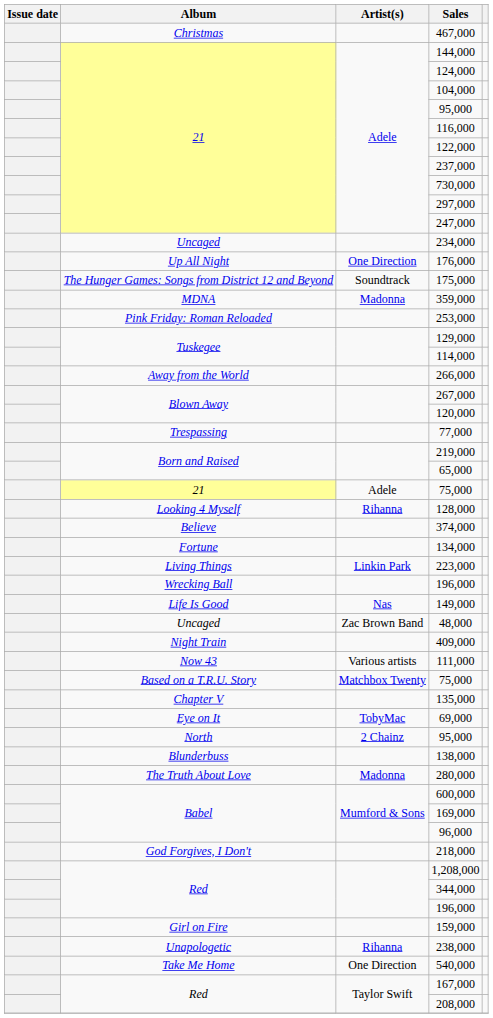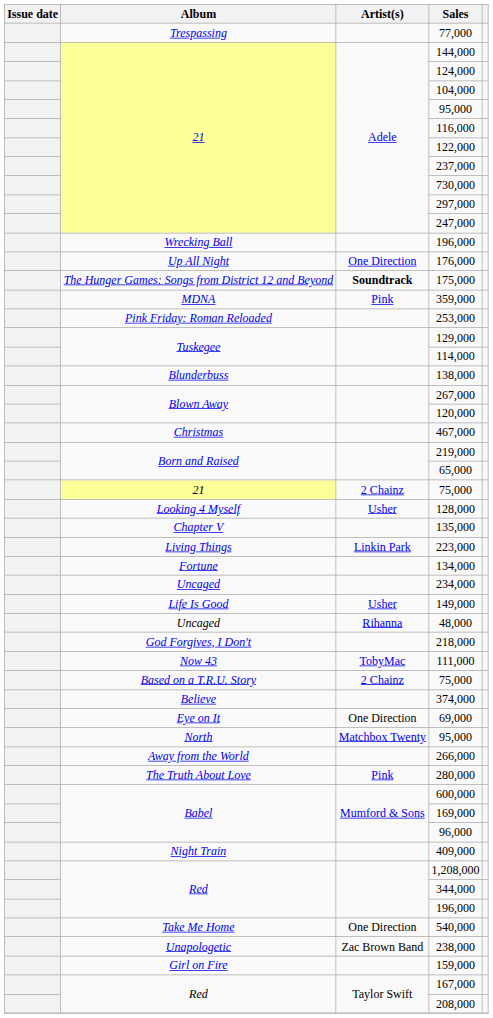rows swapped: (198, 33) <-> (198, 432)
rows swapped: (198, 584) <-> (198, 242)
(382, 280) normal -> (382, 280) bold
(382, 299) Madonna -> (382, 299) Pink
rows swapped: (198, 756) <-> (198, 375)
(382, 489) Adele -> (382, 489) 2 Chainz
(382, 508) Rihanna -> (382, 508) Usher
rows swapped: (198, 527) <-> (198, 699)
rows swapped: (198, 565) <-> (198, 546)
(382, 603) Nas -> (382, 603) Usher
(382, 623) Zac Brown Band -> (382, 623) Rihanna
rows swapped: (198, 851) <-> (198, 642)
(382, 661) Various artists -> (382, 661) TobyMac
(382, 680) Matchbox Twenty -> (382, 680) 2 Chainz
(382, 718) TobyMac -> (382, 718) One Direction
(382, 737) 2 Chainz -> (382, 737) Matchbox Twenty
(382, 775) Madonna -> (382, 775) Pink
rows swapped: (198, 965) <-> (198, 927)
(382, 946) Rihanna -> (382, 946) Zac Brown Band
